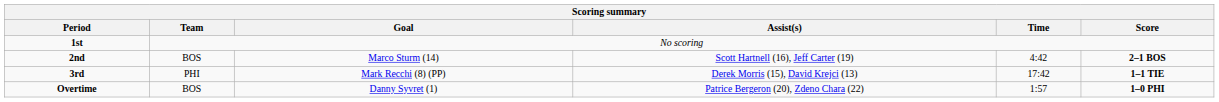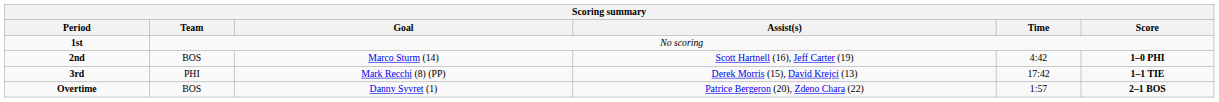(1147, 58) 2–1 BOS -> (1147, 58) 1–0 PHI
(1147, 89) 1–0 PHI -> (1147, 89) 2–1 BOS
